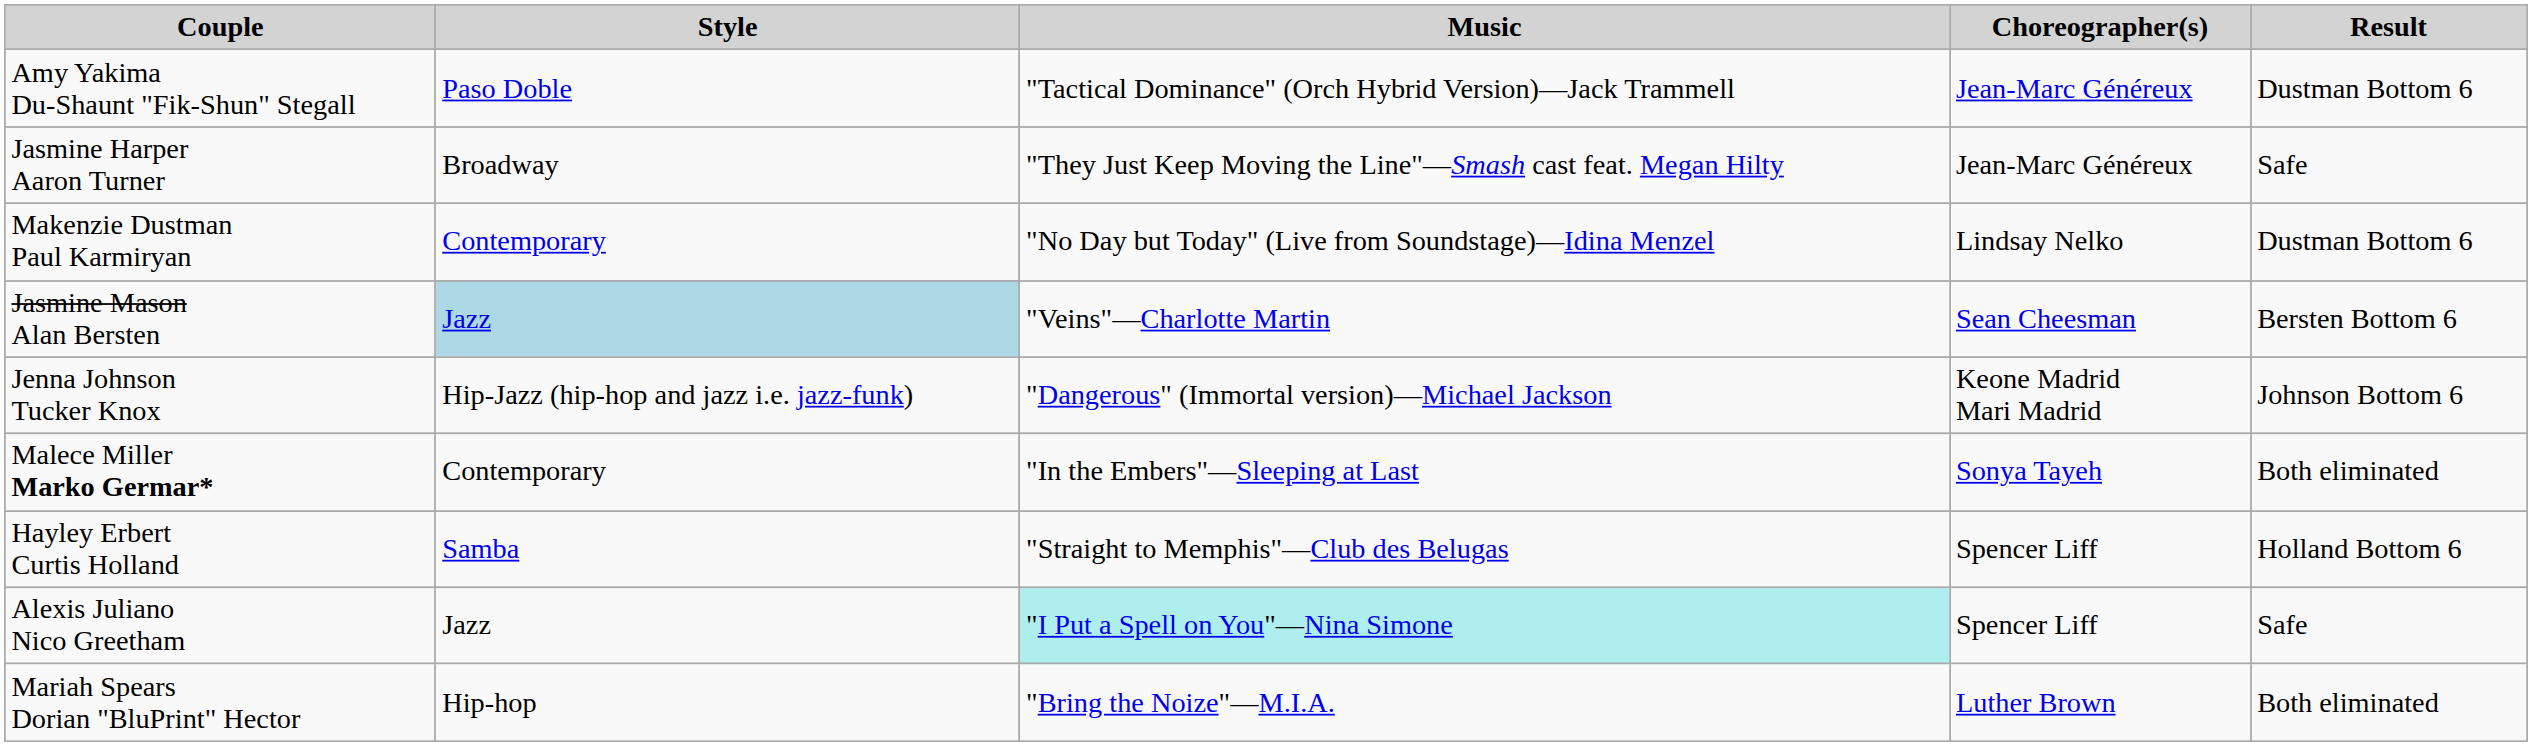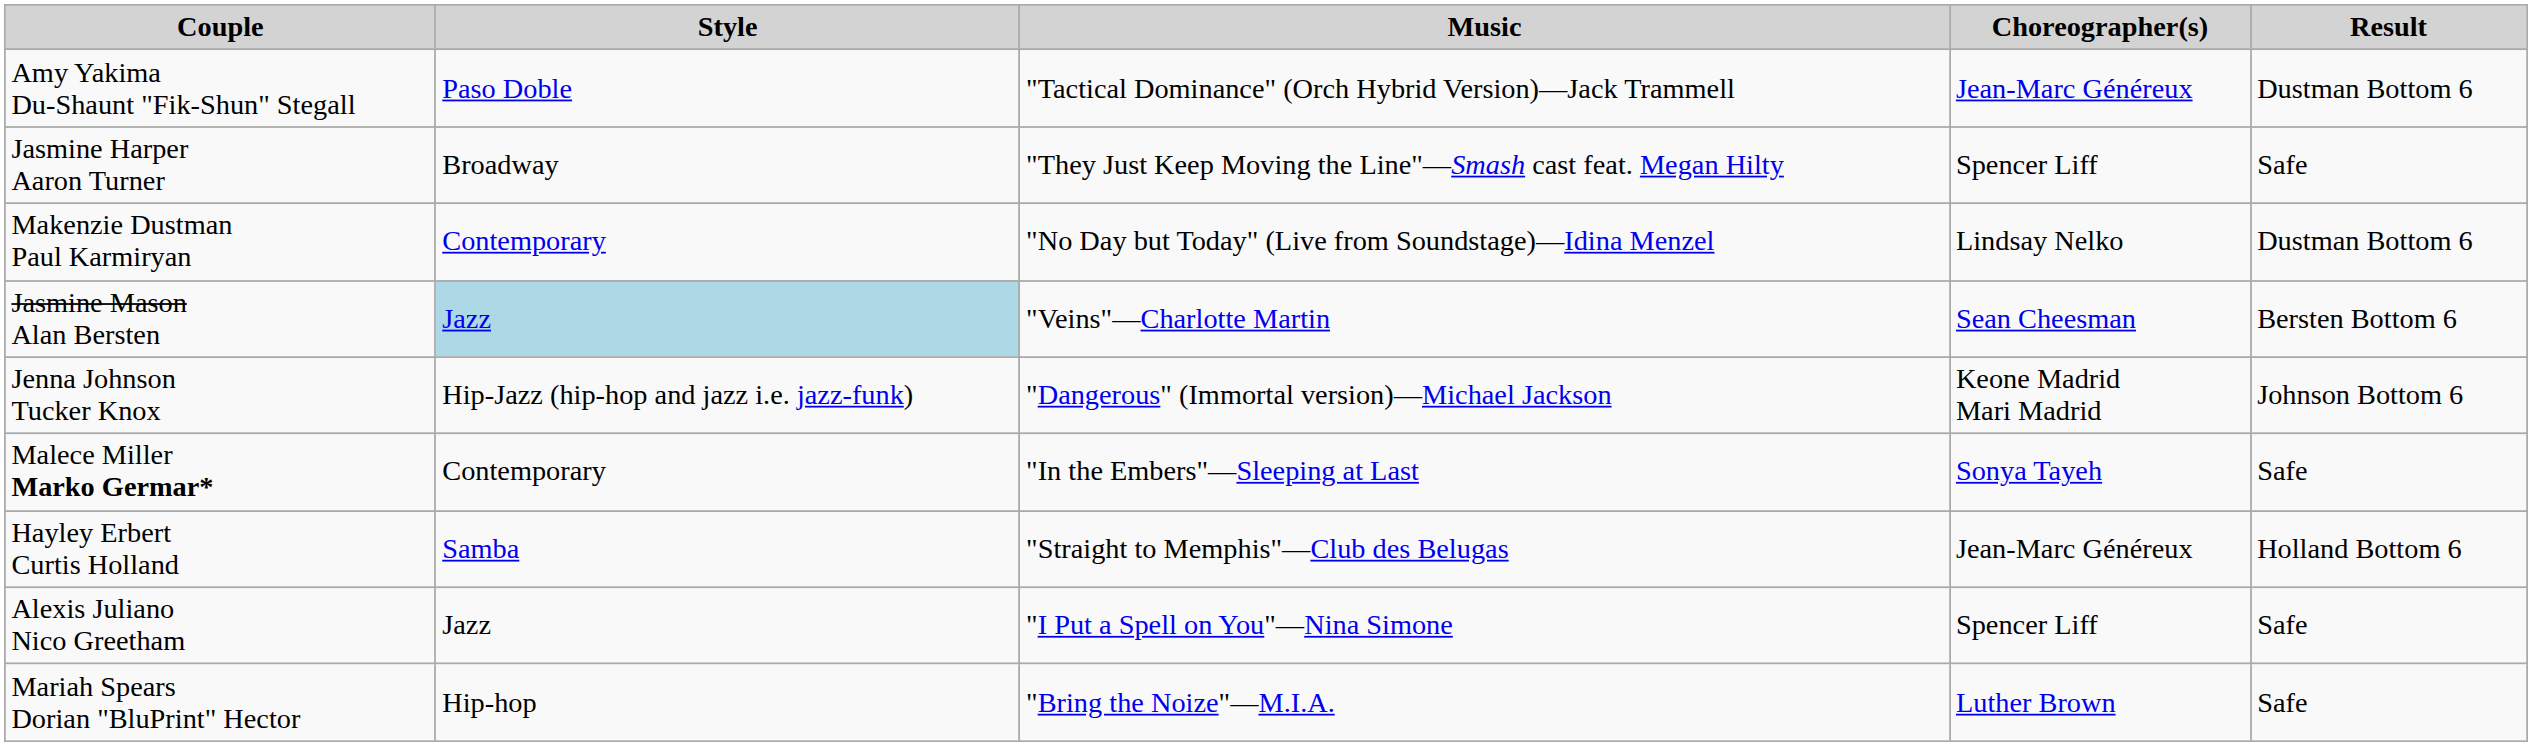(2074, 164) Jean-Marc Généreux -> (2027, 164) Spencer Liff
(2348, 471) Both eliminated -> (2282, 471) Safe
(2027, 548) Spencer Liff -> (2074, 548) Jean-Marc Généreux
(1239, 625) paleturquoise background -> (1239, 625) no background
(2348, 701) Both eliminated -> (2282, 701) Safe
